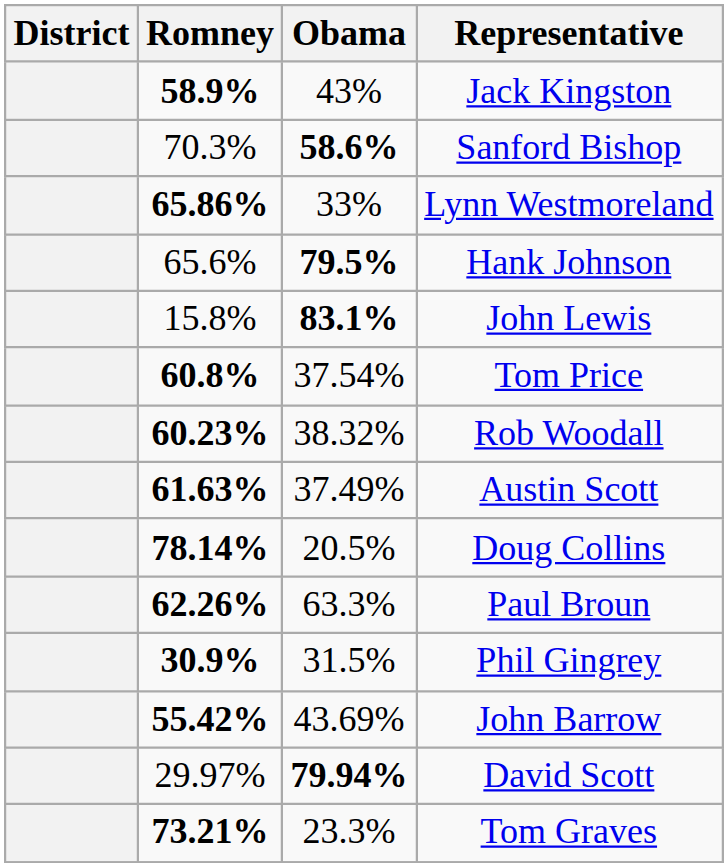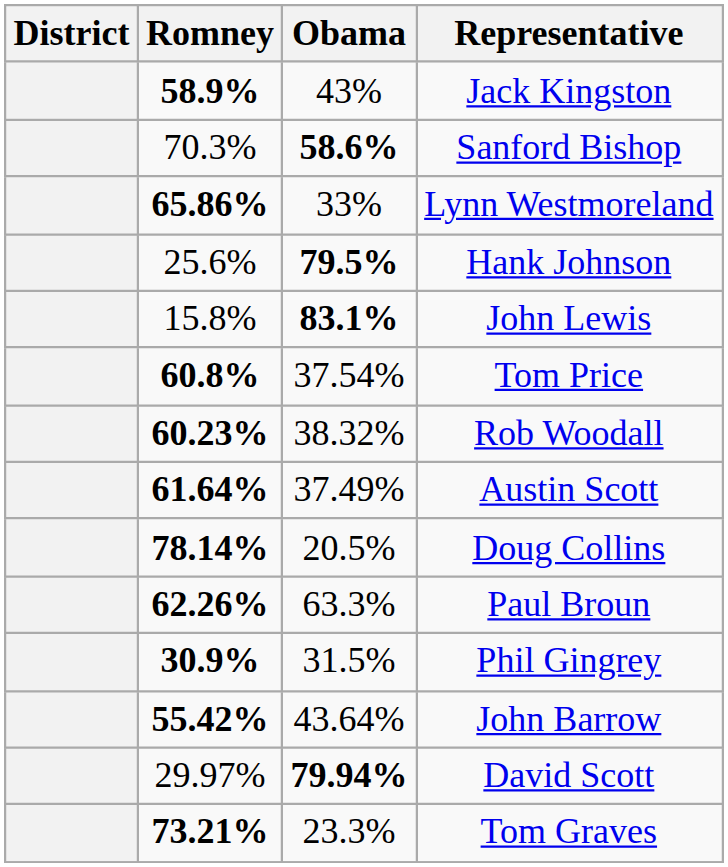(210, 261) 65.6% -> (210, 261) 25.6%
(210, 489) 61.63% -> (210, 489) 61.64%
(349, 718) 43.69% -> (349, 718) 43.64%
